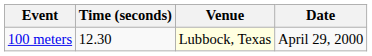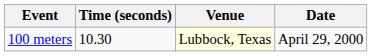(95, 39) 12.30 -> (95, 39) 10.30
